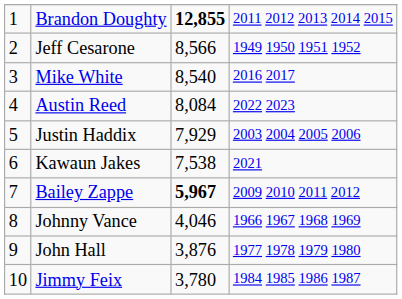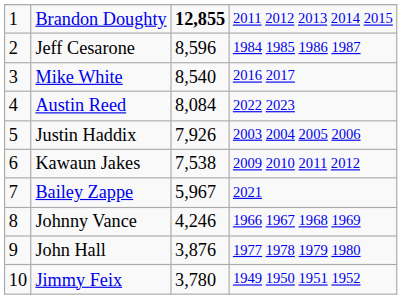(196, 47) 8,566 -> (196, 47) 8,596
(297, 47) 1949 1950 1951 1952 -> (297, 47) 1984 1985 1986 1987
(196, 134) 7,929 -> (196, 134) 7,926
(247, 163) 2021 -> (296, 163) 2009 2010 2011 2012
(196, 192) bold -> (196, 192) normal
(296, 192) 2009 2010 2011 2012 -> (247, 192) 2021
(196, 221) 4,046 -> (196, 221) 4,246
(297, 279) 1984 1985 1986 1987 -> (297, 279) 1949 1950 1951 1952
